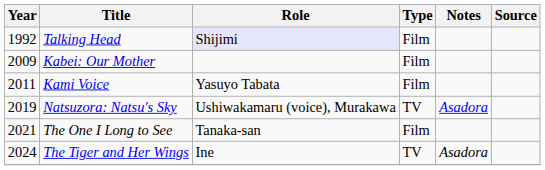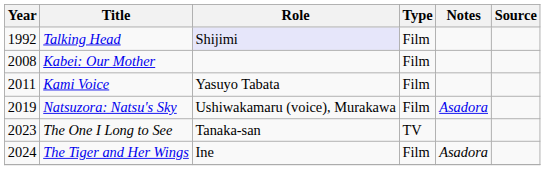(22, 61) 2009 -> (22, 61) 2008
(412, 107) TV -> (416, 107) Film
(22, 130) 2021 -> (22, 130) 2023
(416, 130) Film -> (412, 130) TV
(412, 152) TV -> (416, 152) Film
